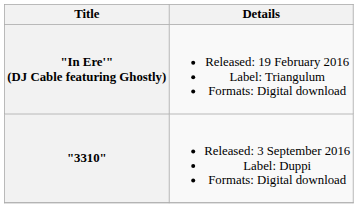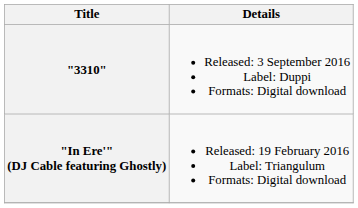rows swapped: (87, 69) <-> (87, 158)
